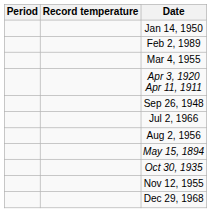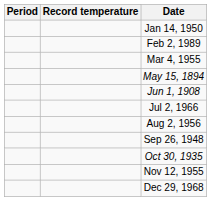- row: (174, 82)
rows swapped: (174, 151) <-> (174, 103)
+ row: (174, 92)
